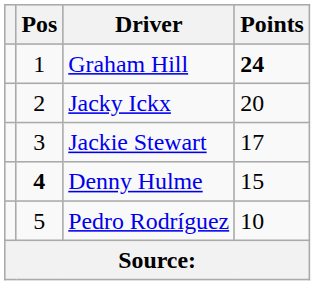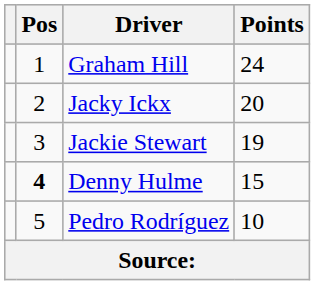(252, 63) bold -> (252, 63) normal
(252, 142) 17 -> (252, 142) 19
